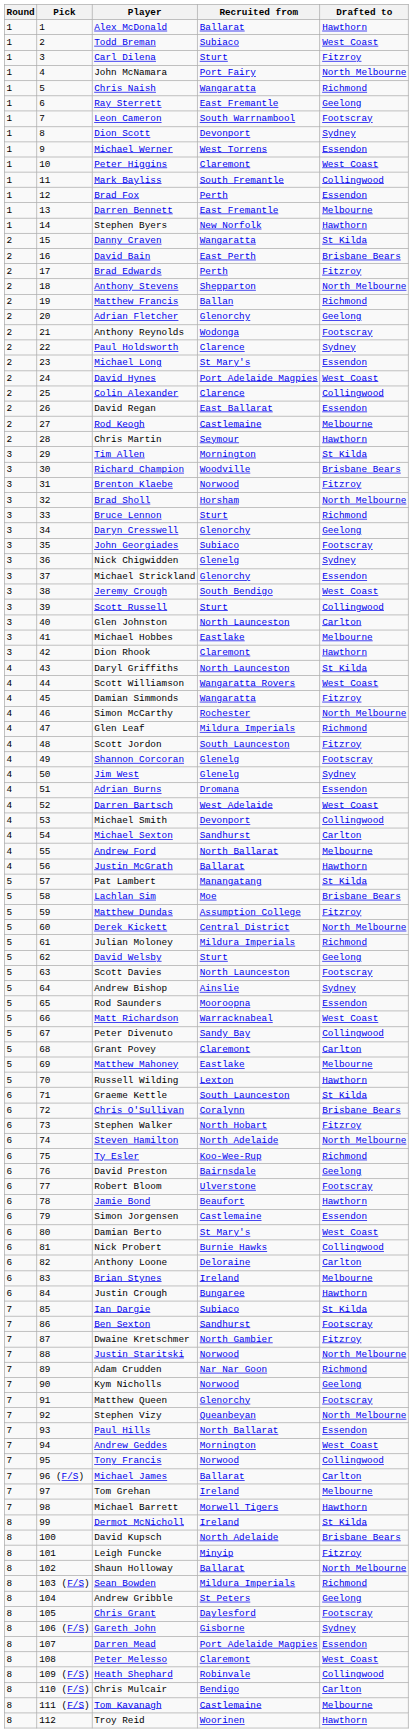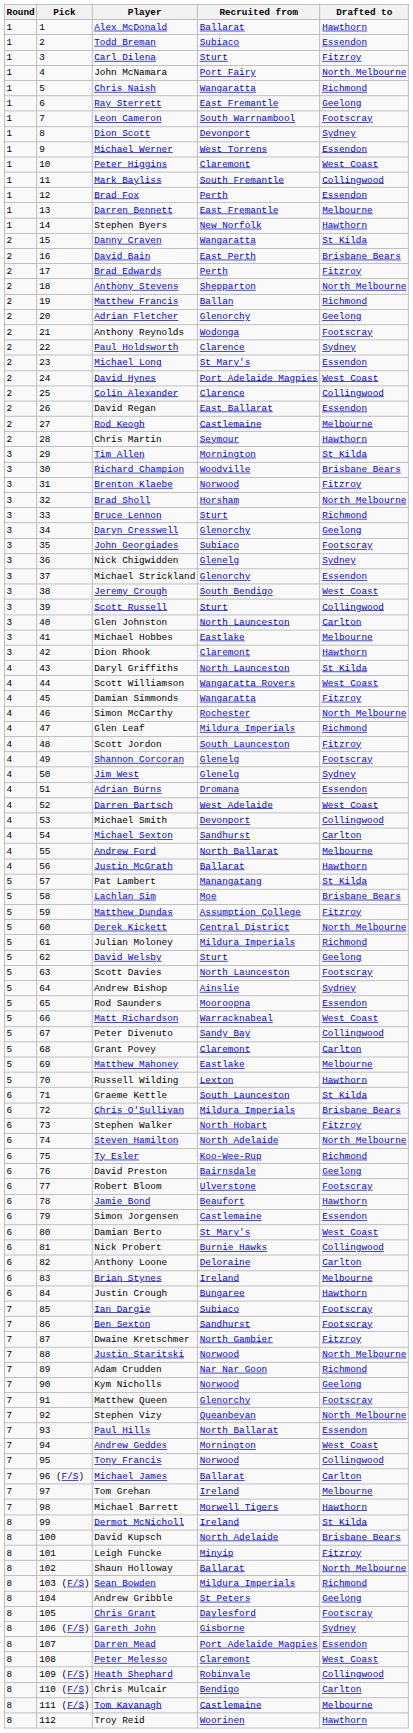(350, 42) West Coast -> (345, 42) Essendon
(222, 1110) Coralynn -> (247, 1110) Mildura Imperials
(345, 1309) St Kilda -> (347, 1309) Footscray
